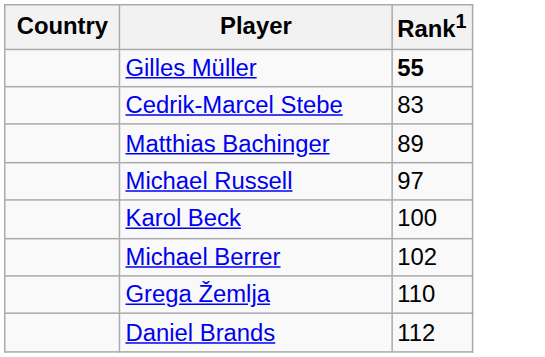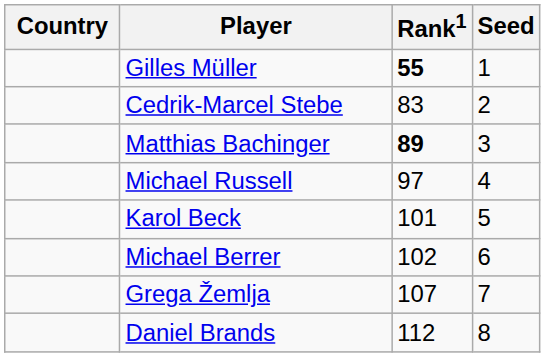+ column: (506, 26)
(411, 143) normal -> (411, 143) bold
(417, 218) 100 -> (417, 218) 101
(416, 294) 110 -> (417, 294) 107
